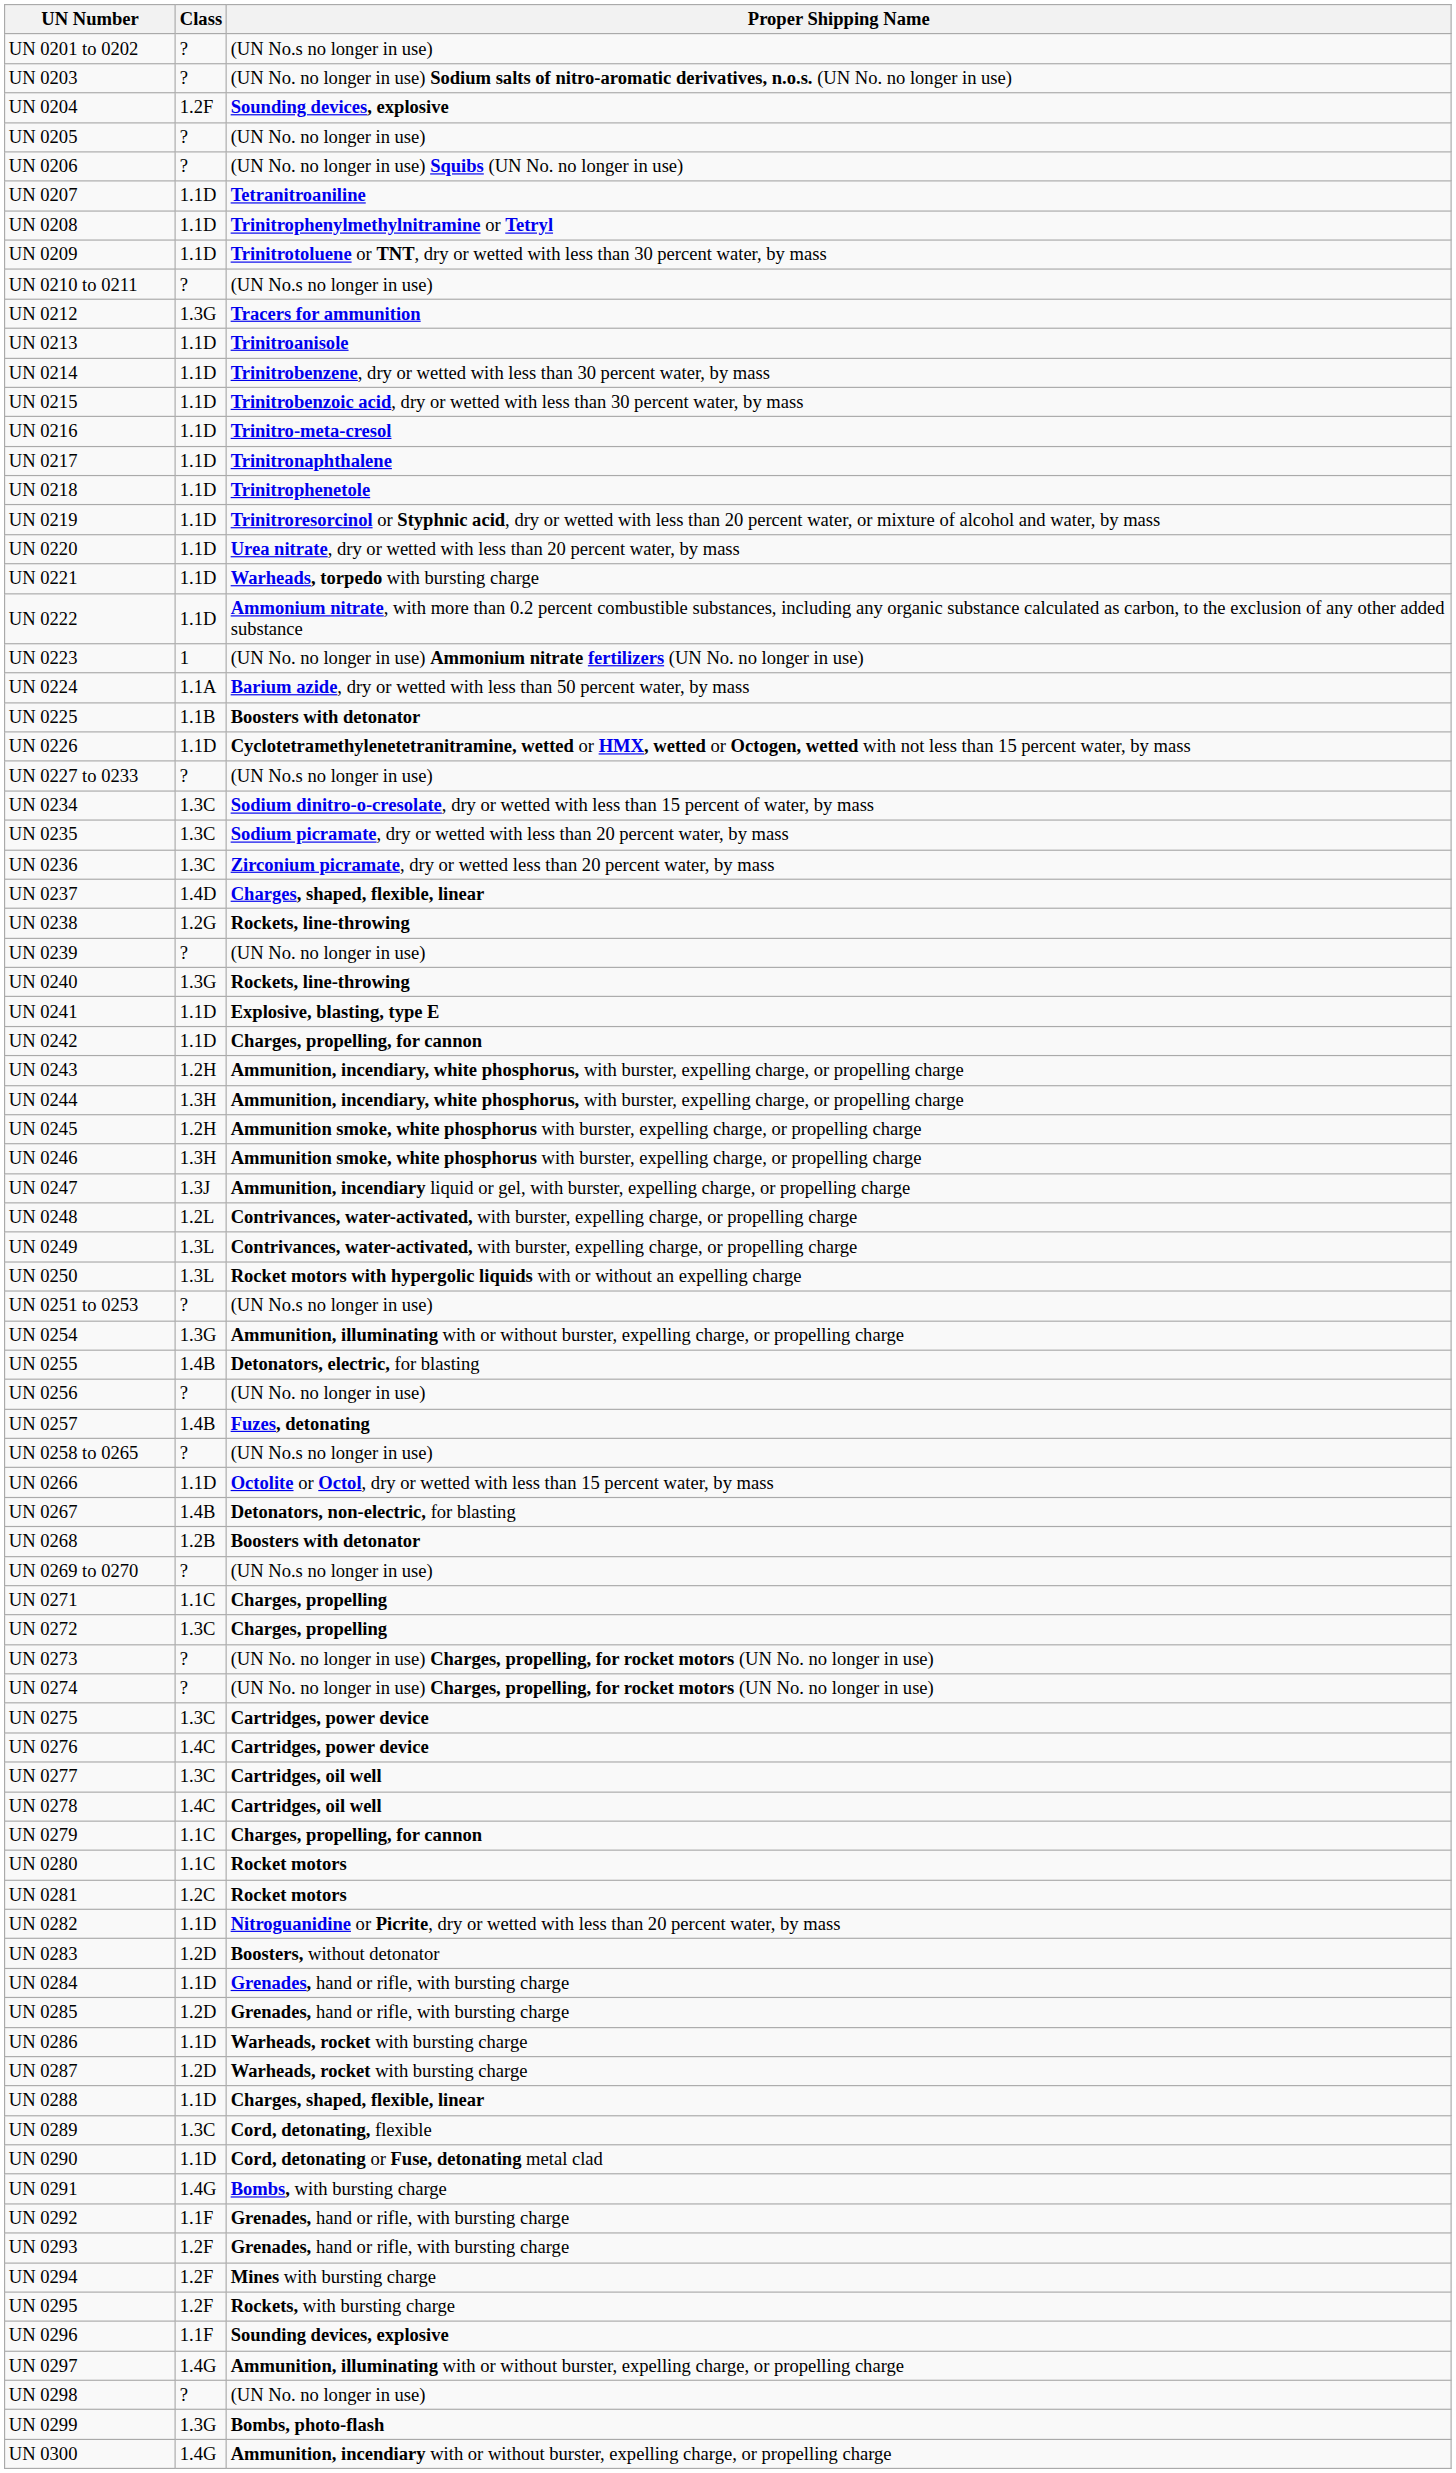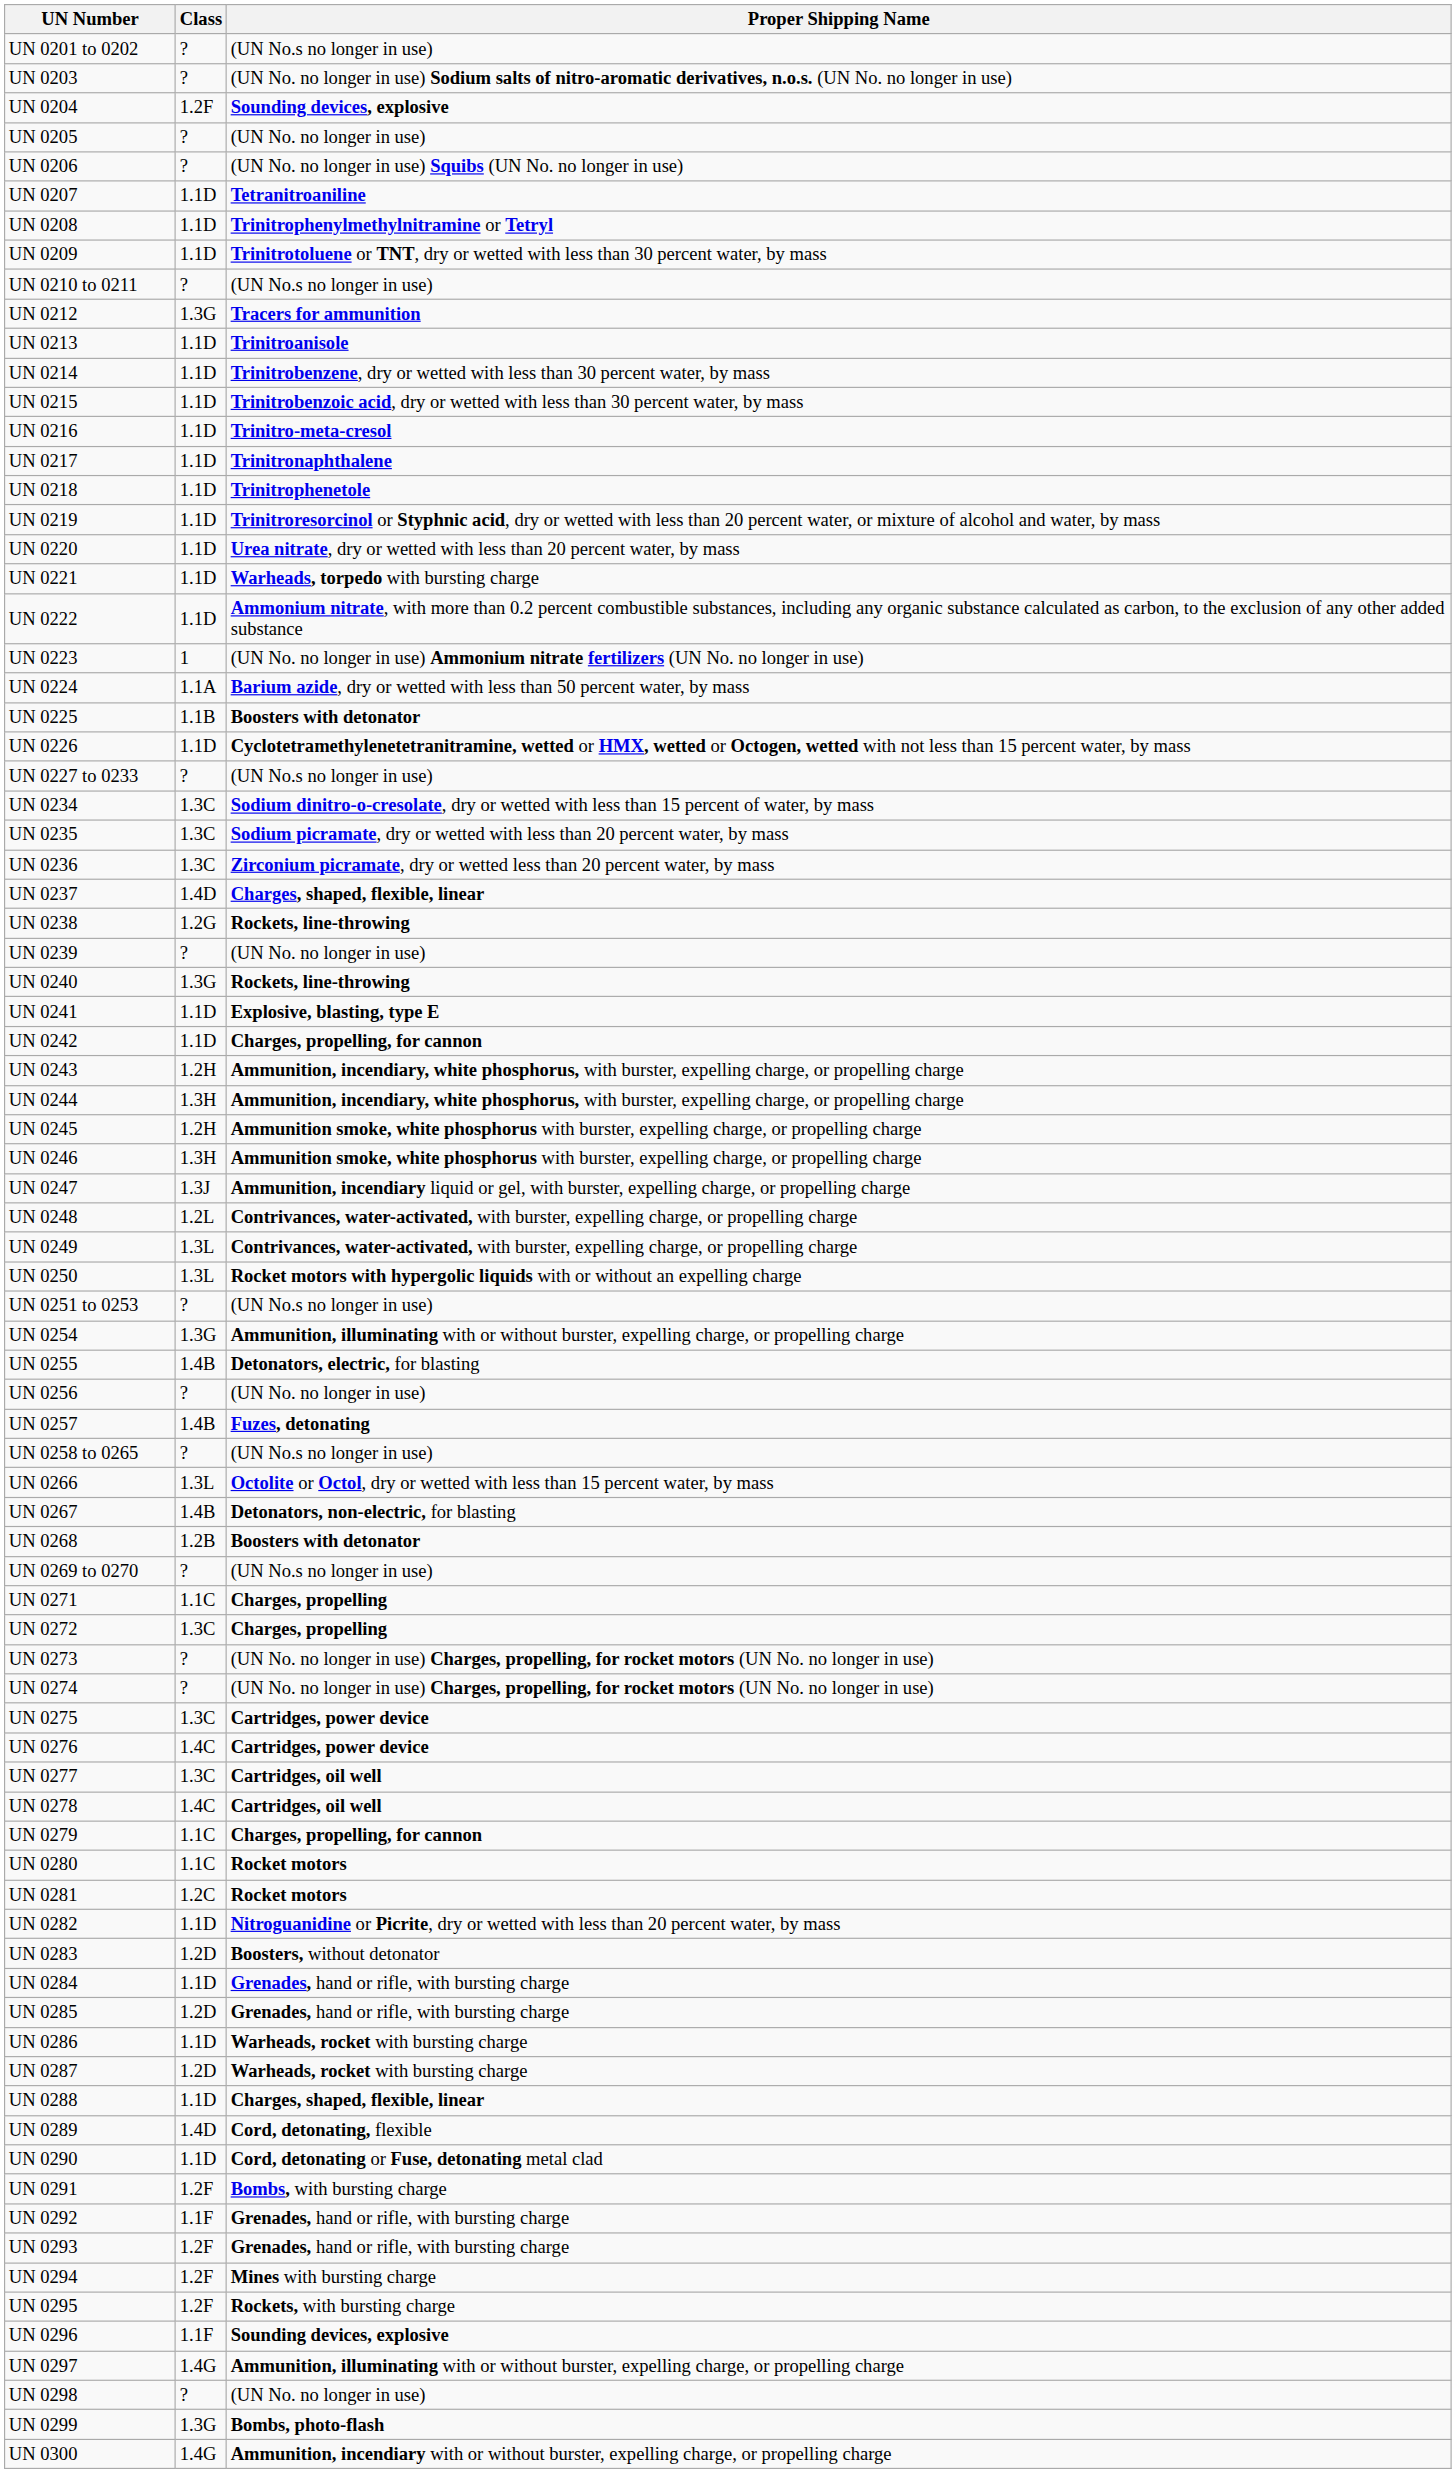(198, 1482) 1.1D -> (197, 1482) 1.3L
(198, 2129) 1.3C -> (198, 2129) 1.4D
(198, 2188) 1.4G -> (197, 2188) 1.2F
